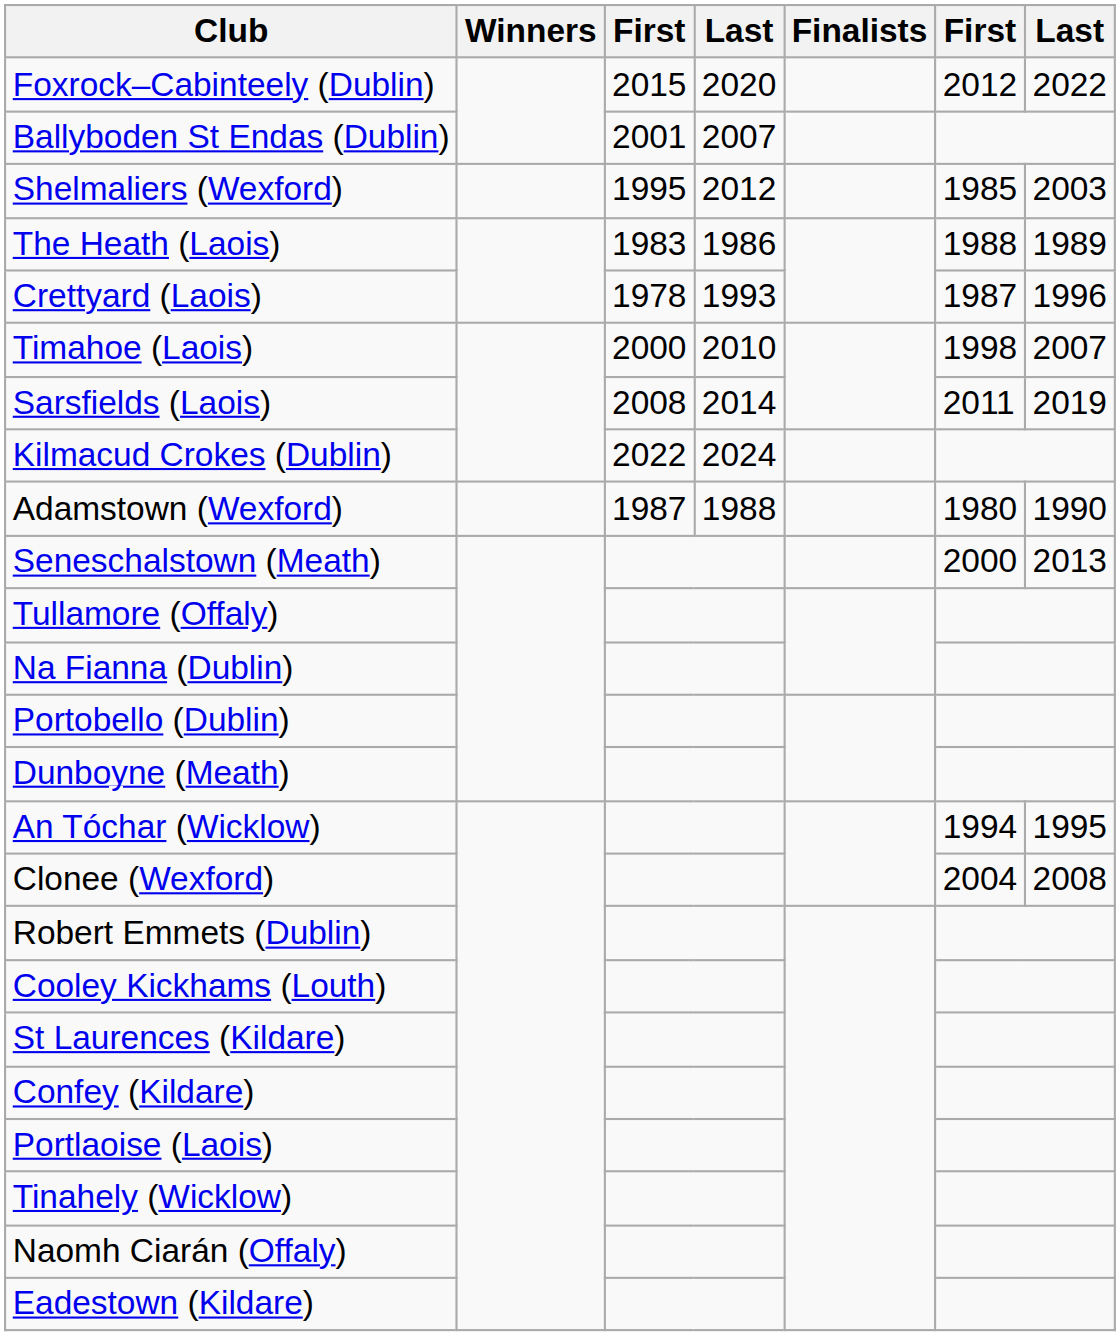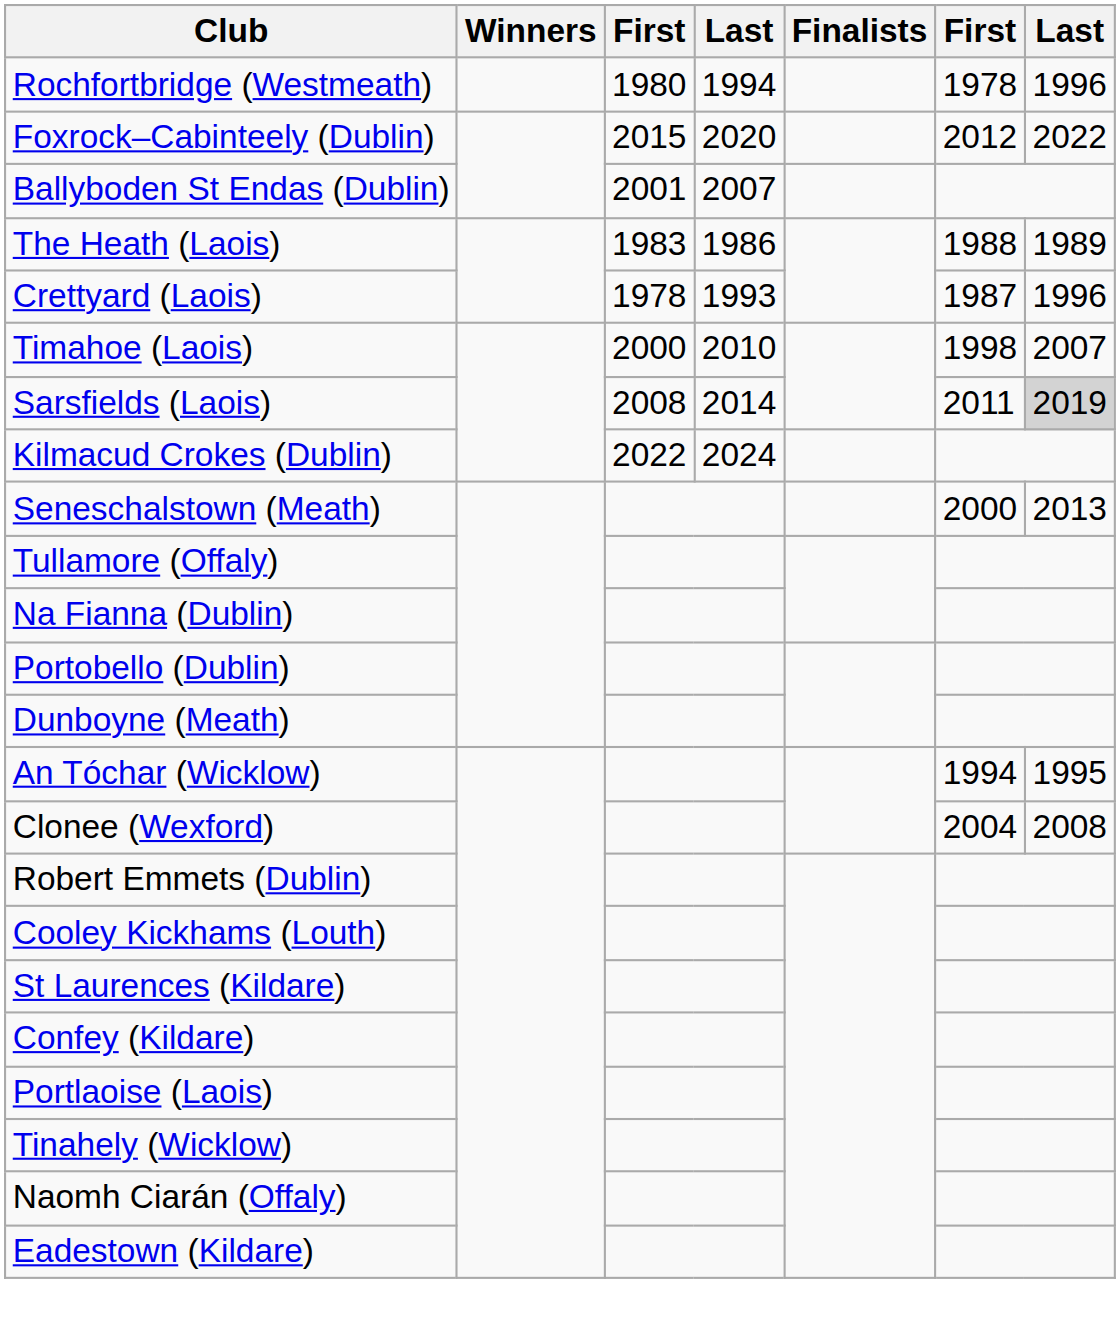+ row: (222, 84)
- row: (178, 190)
(1070, 402) no background -> (1070, 402) lightgrey background
- row: (178, 508)
